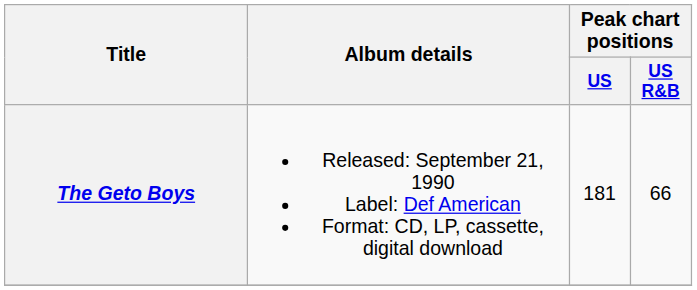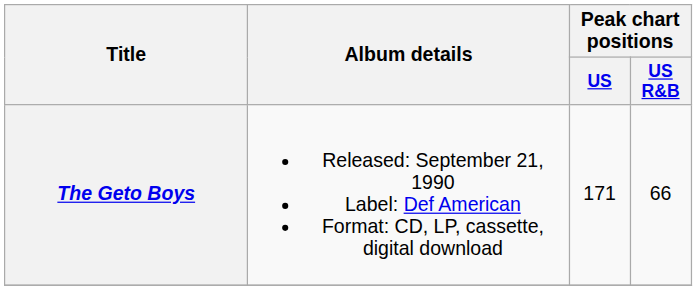(600, 194) 181 -> (600, 194) 171
